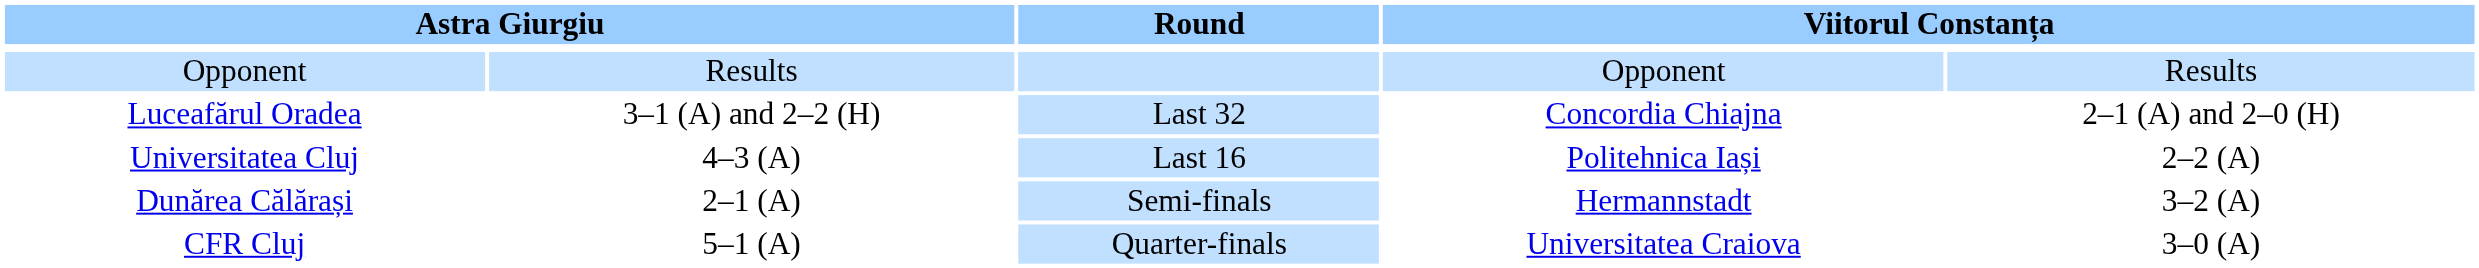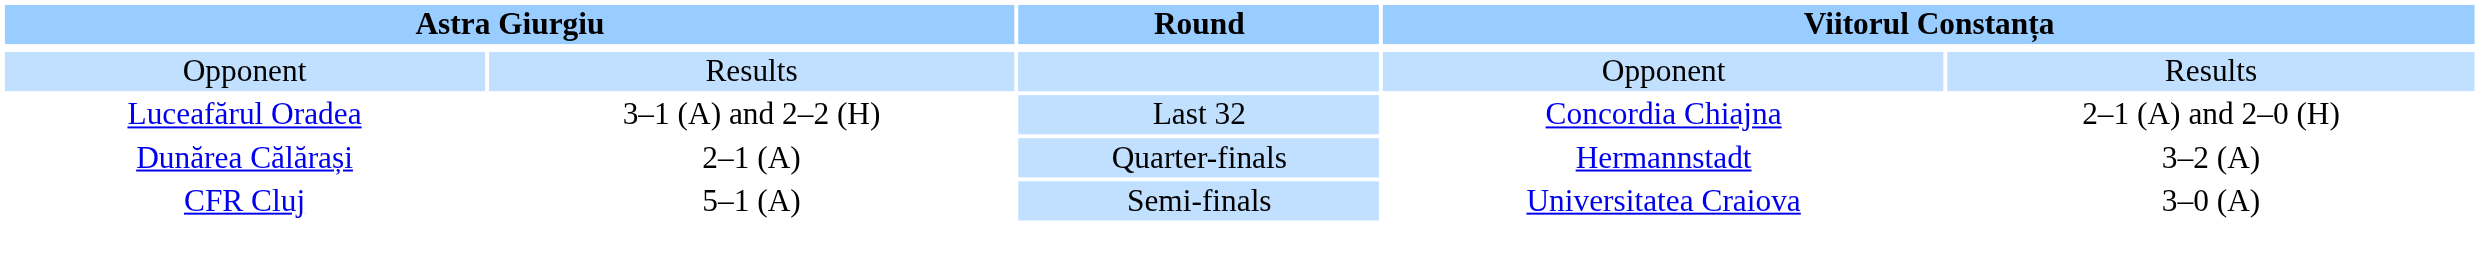- row: (245, 157)
(1199, 200) Semi-finals -> (1199, 157) Quarter-finals
(1199, 243) Quarter-finals -> (1199, 200) Semi-finals
